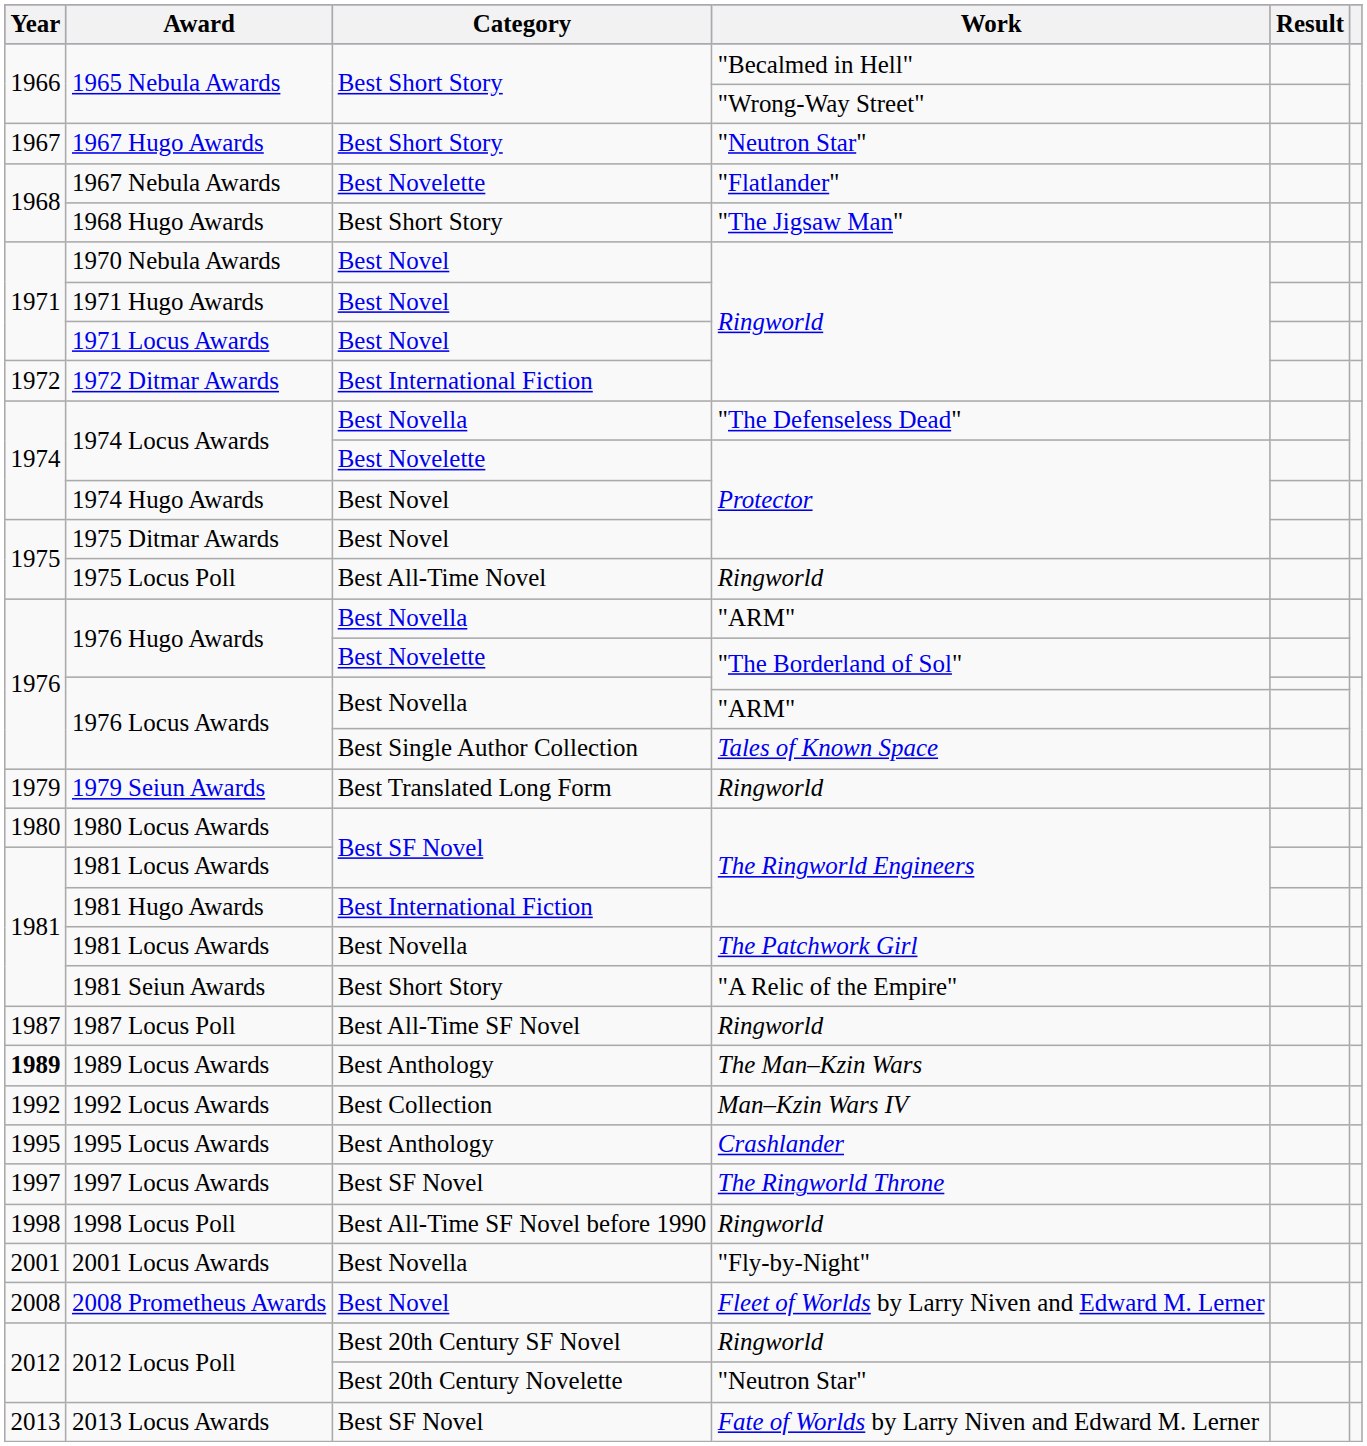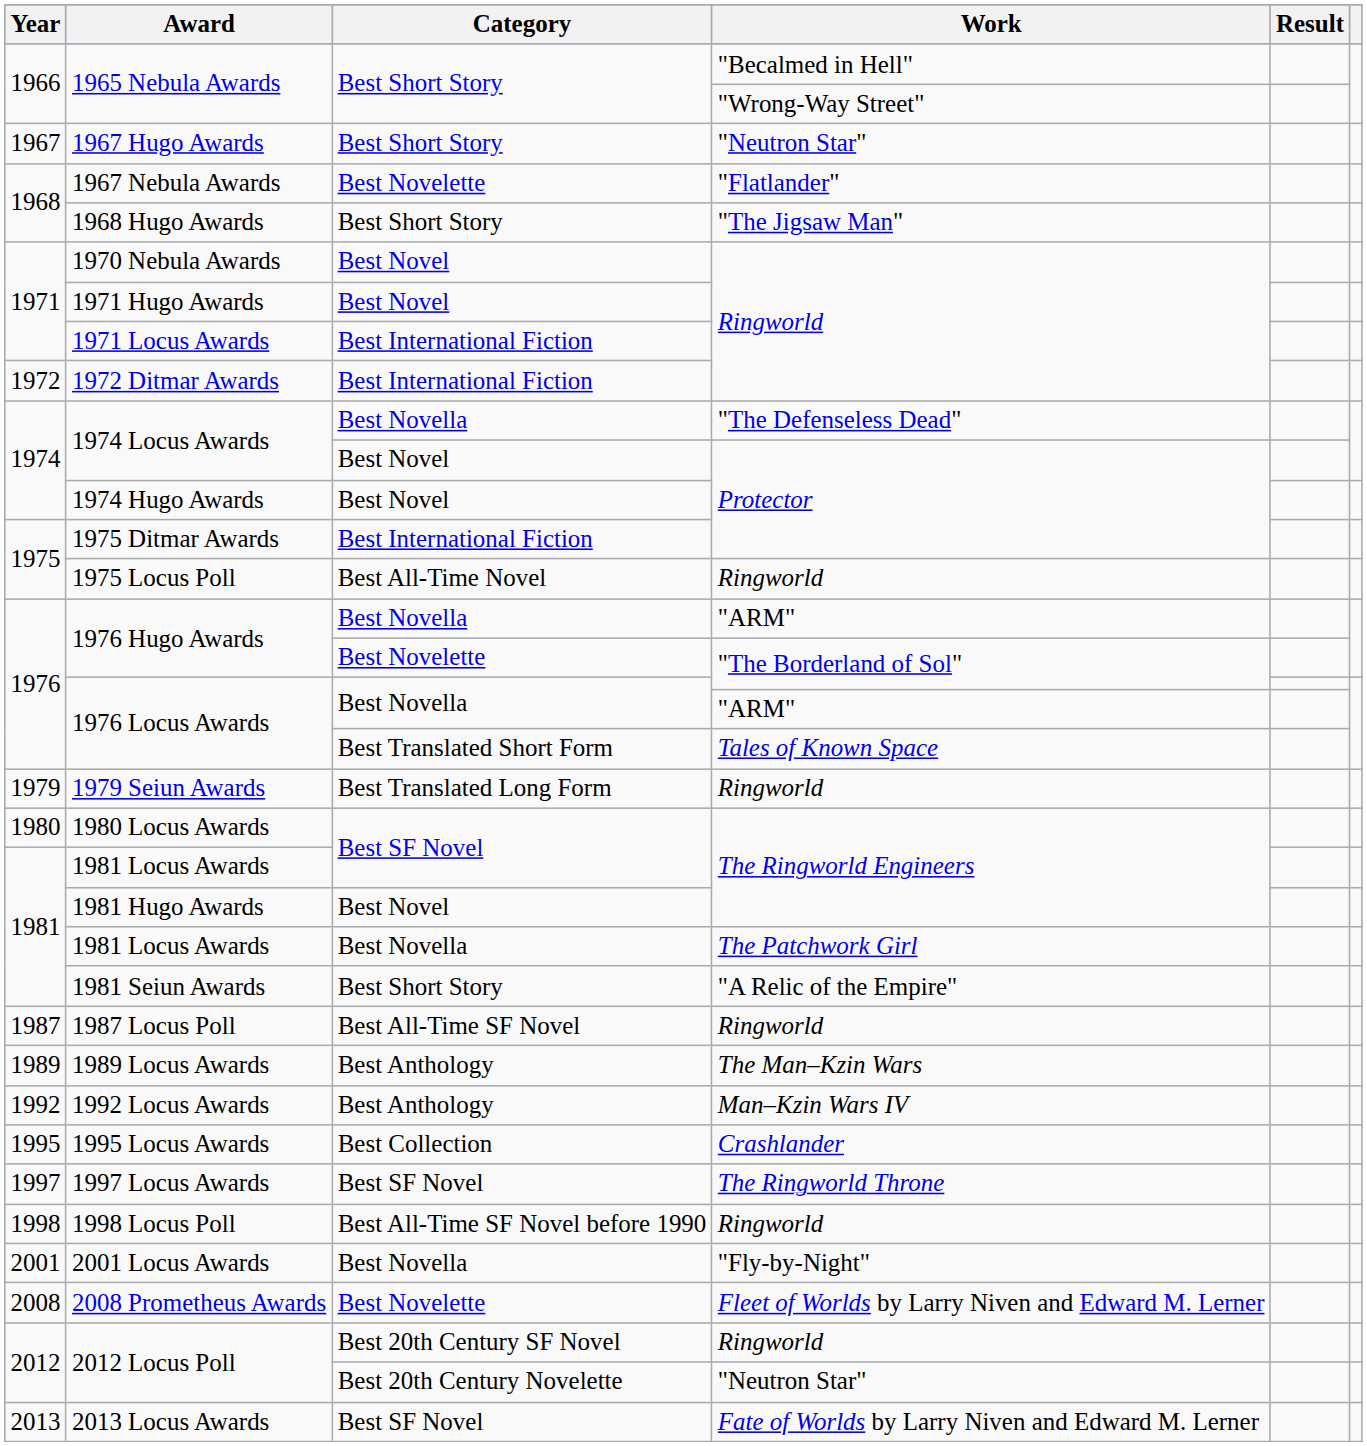(394, 340) Best Novel -> (465, 340) Best International Fiction
(412, 459) Best Novelette -> (394, 459) Best Novel
(394, 538) Best Novel -> (465, 538) Best International Fiction
(488, 748) Best Single Author Collection -> (475, 748) Best Translated Short Form
(465, 906) Best International Fiction -> (394, 906) Best Novel
(35, 1065) bold -> (35, 1065) normal
(415, 1104) Best Collection -> (416, 1104) Best Anthology
(416, 1144) Best Anthology -> (415, 1144) Best Collection
(394, 1302) Best Novel -> (412, 1302) Best Novelette
